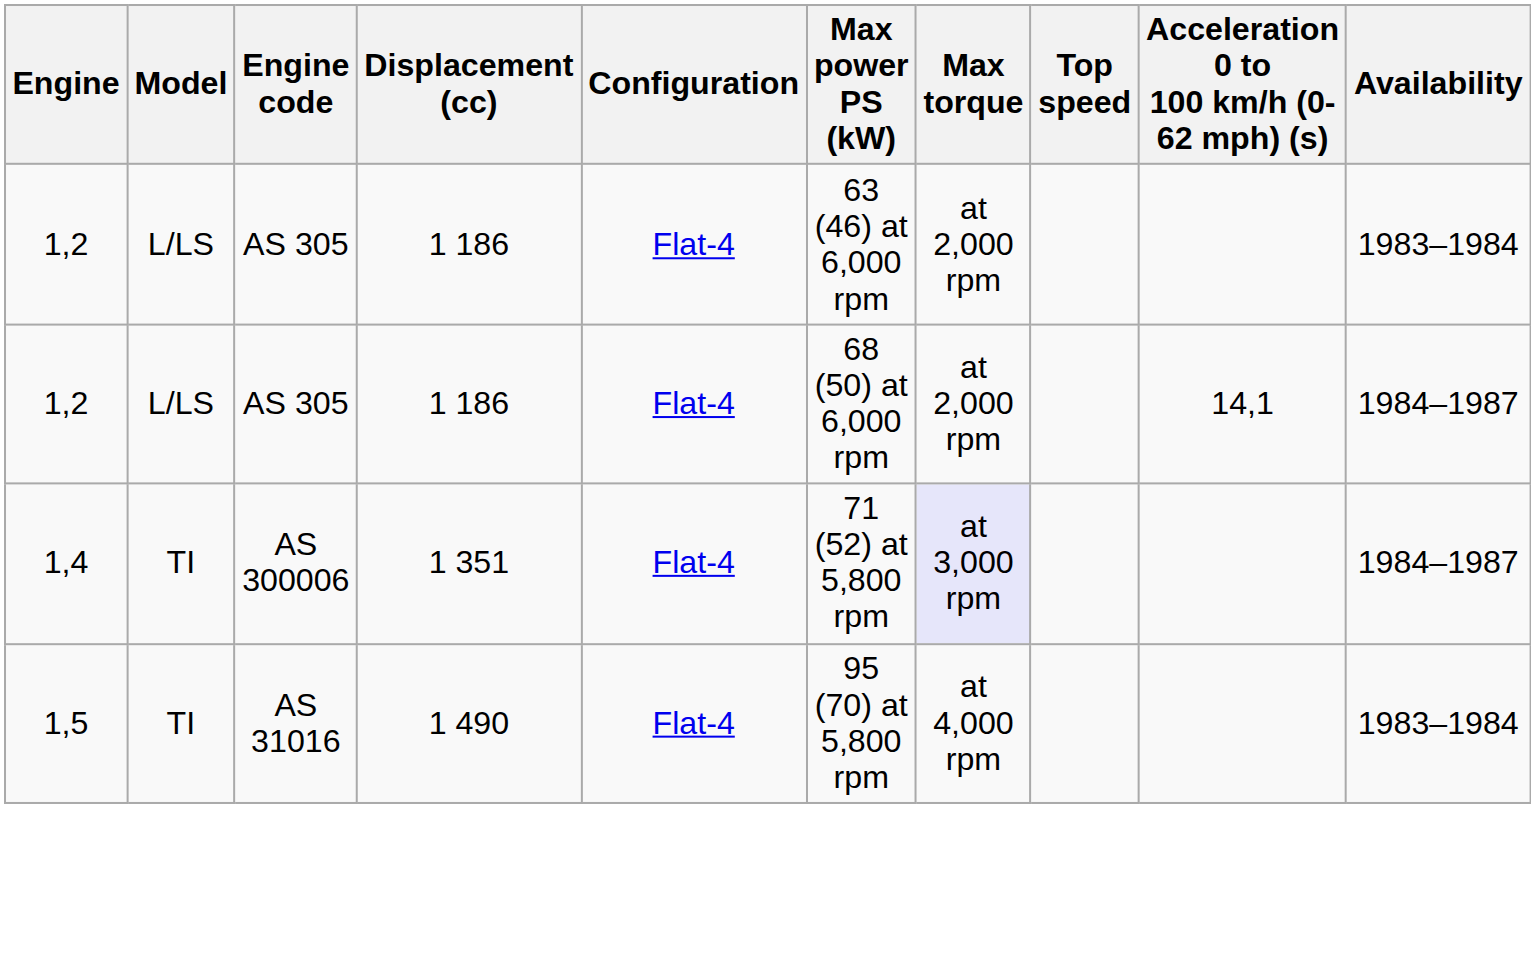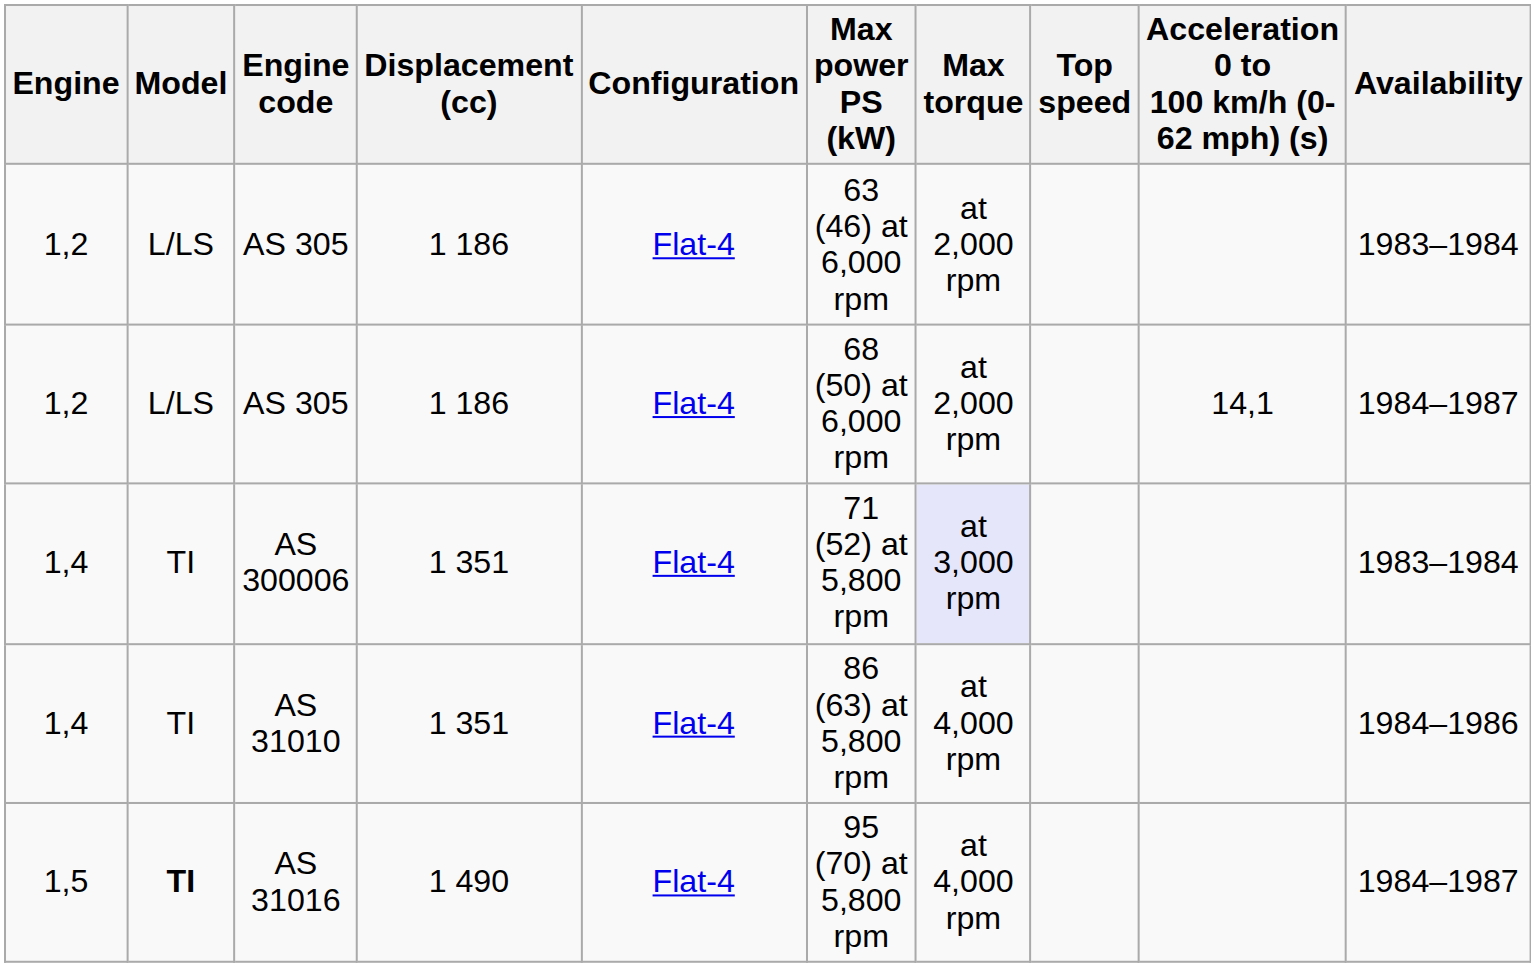(1438, 562) 1984–1987 -> (1438, 562) 1983–1984
+ row: (66, 722)
(181, 722) normal -> (181, 881) bold
(1438, 722) 1983–1984 -> (1438, 881) 1984–1987
